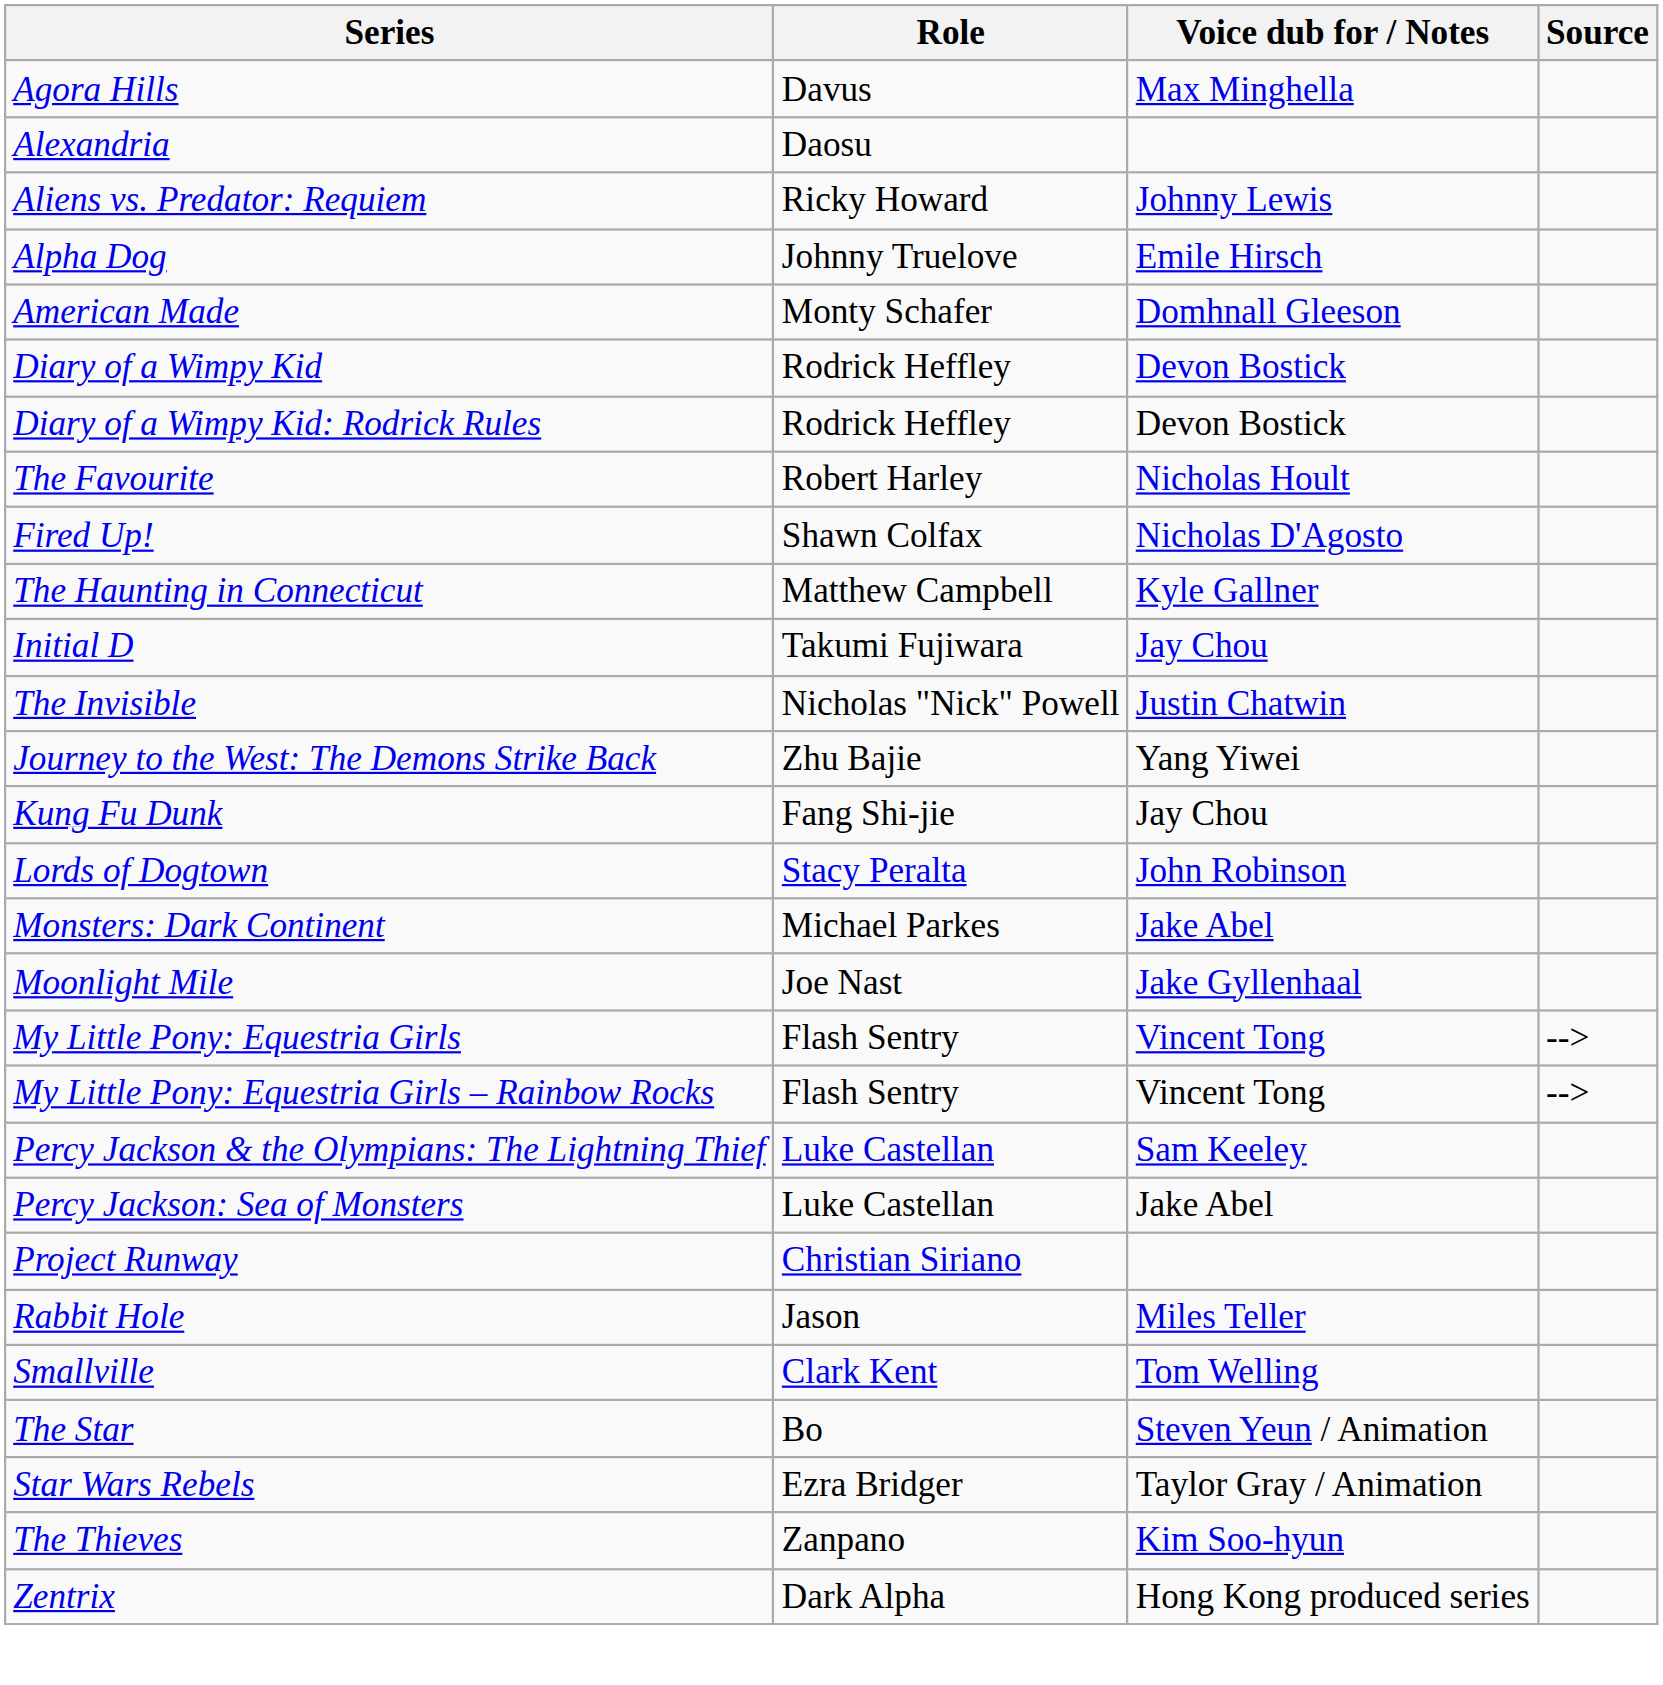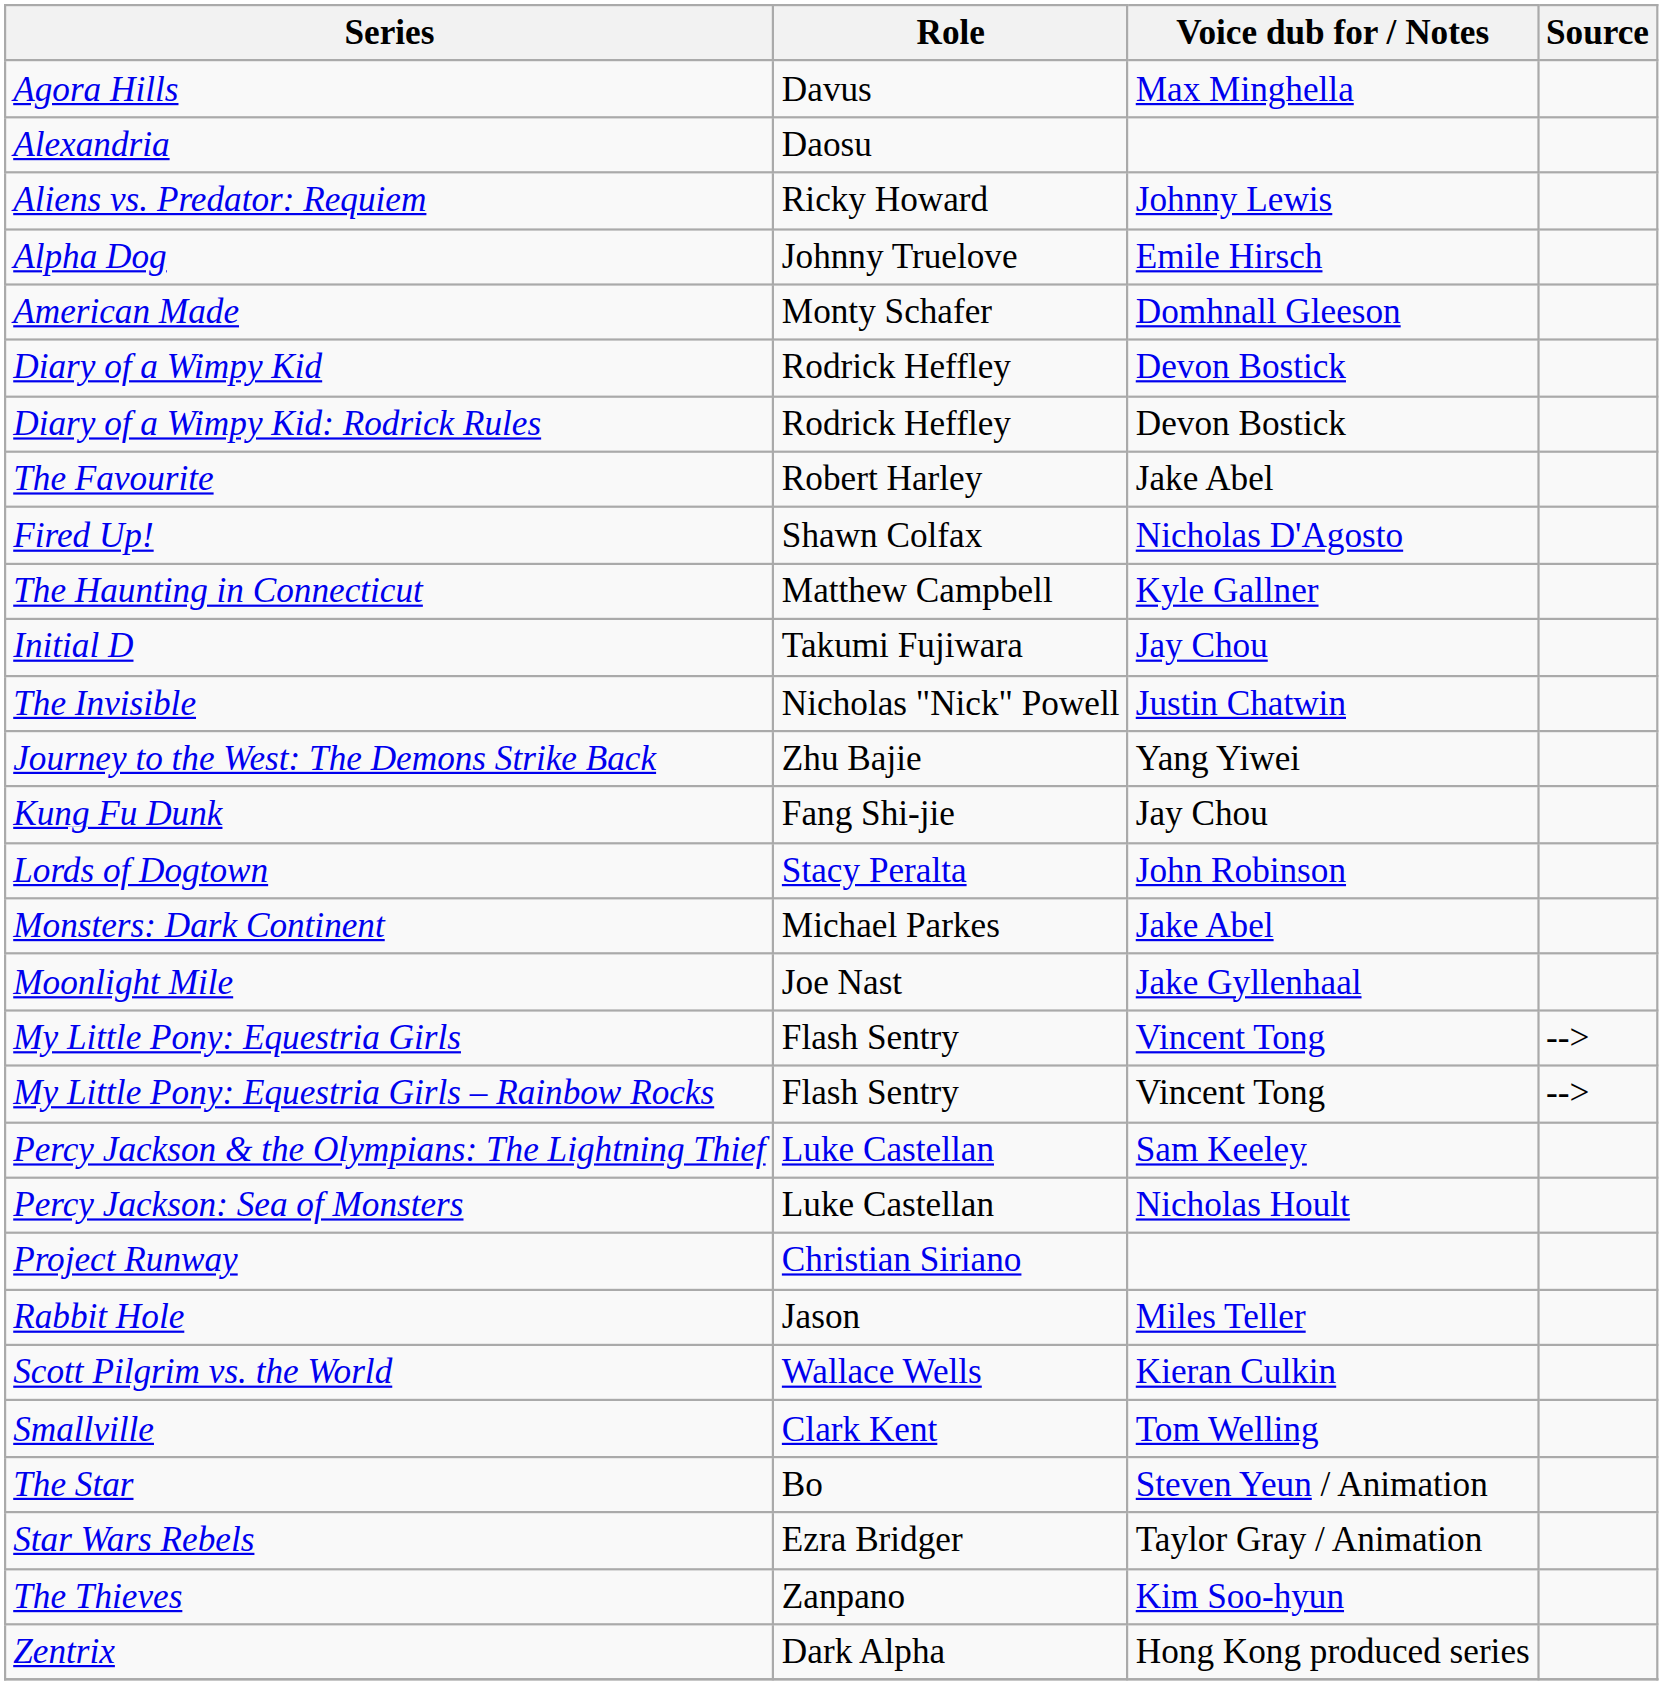(1243, 479) Nicholas Hoult -> (1205, 479) Jake Abel
(1205, 1204) Jake Abel -> (1243, 1204) Nicholas Hoult
+ row: (203, 1372)
